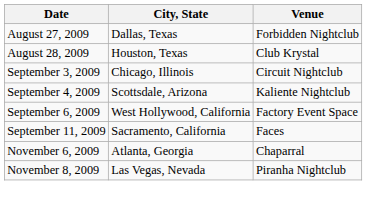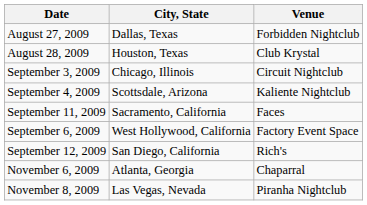rows swapped: (54, 111) <-> (56, 131)
+ row: (57, 151)
